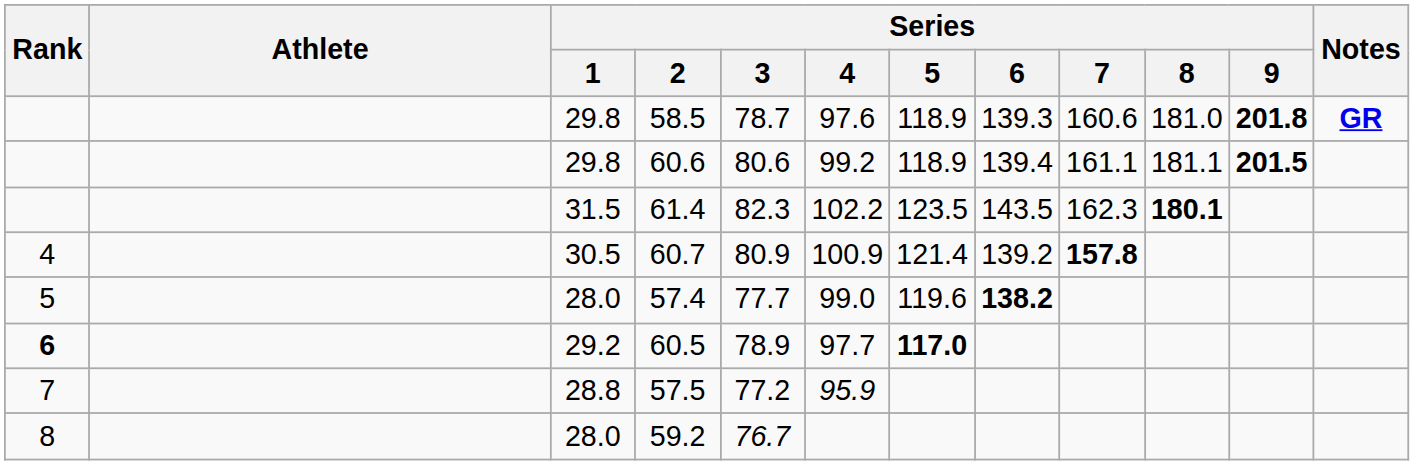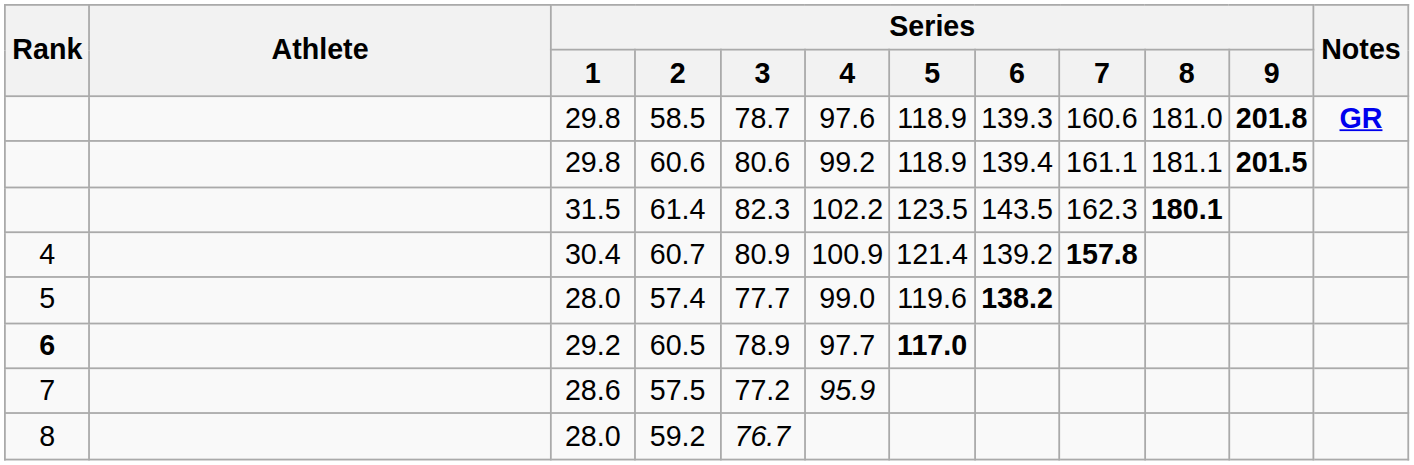(593, 254) 30.5 -> (593, 254) 30.4
(593, 390) 28.8 -> (593, 390) 28.6
